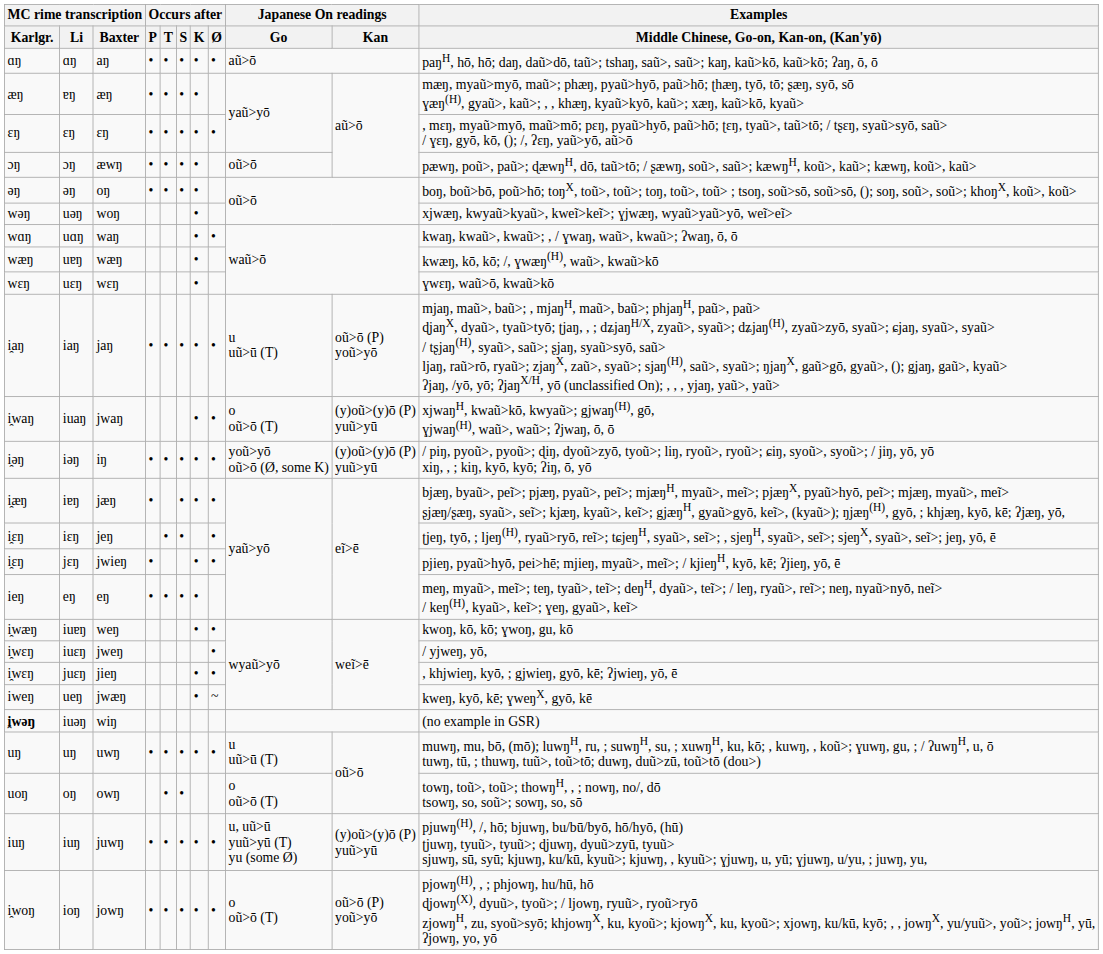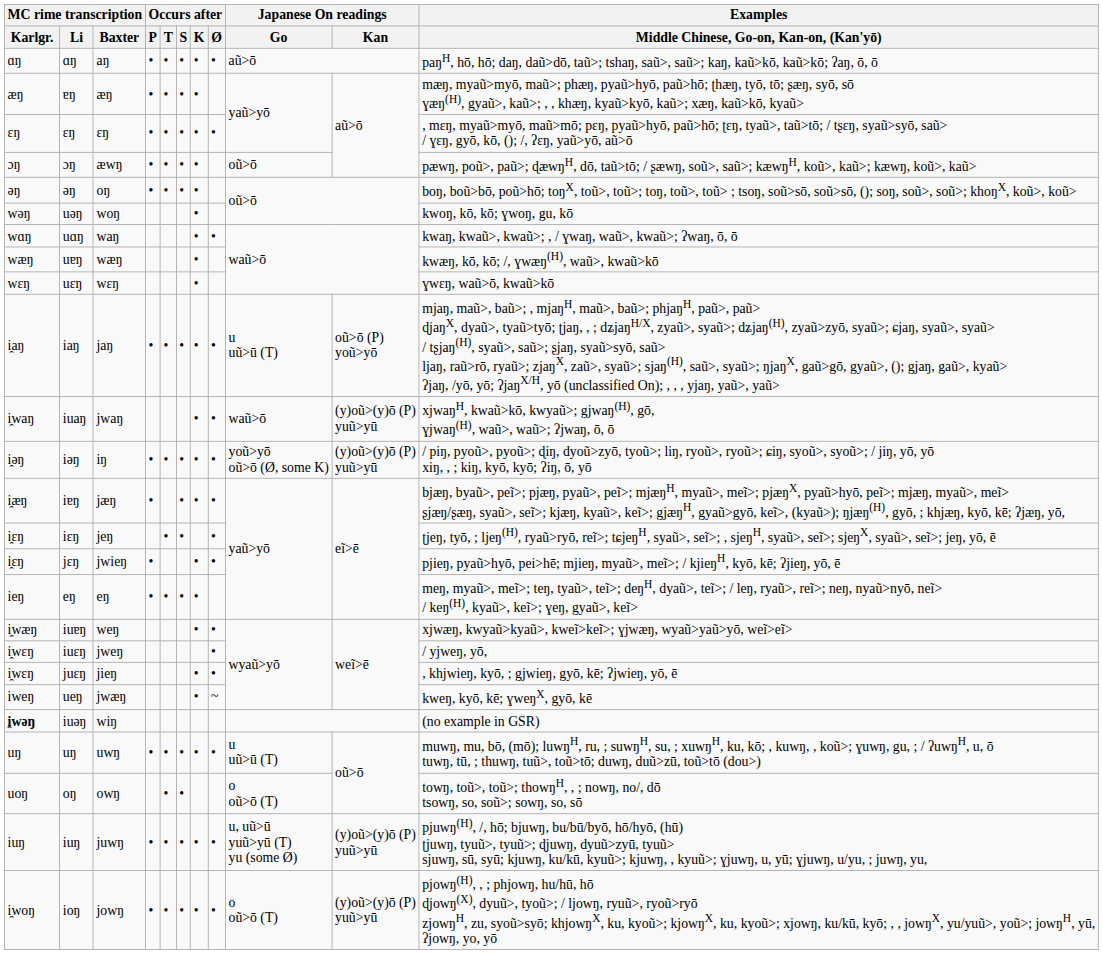(607, 214) xjwæŋ, kwyaũ>kyaũ>, kweĩ>keĩ>; ɣjwæŋ, wyaũ>yaũ>yō, weĩ>eĩ> -> (498, 214) kwoŋ, kō, kō; ɣwoŋ, gu, kō
(253, 418) o oũ>ō (T) -> (247, 418) waũ>ō
(498, 630) kwoŋ, kō, kō; ɣwoŋ, gu, kō -> (607, 630) xjwæŋ, kwyaũ>kyaũ>, kweĩ>keĩ>; ɣjwæŋ, wyaũ>yaũ>yō, weĩ>eĩ>
(359, 910) oũ>ō (P) yoũ>yō -> (375, 910) (y)oũ>(y)ō (P) yuũ>yū
